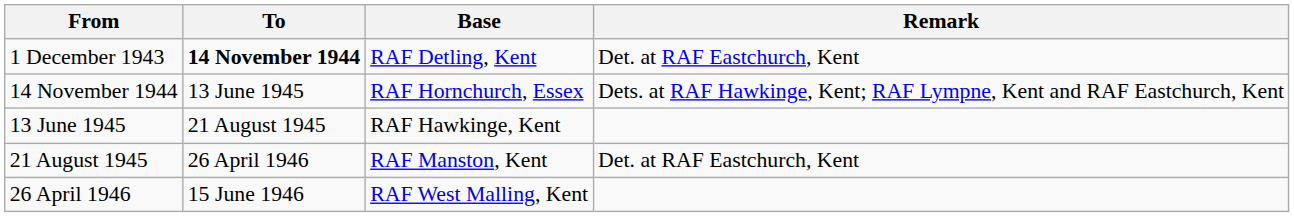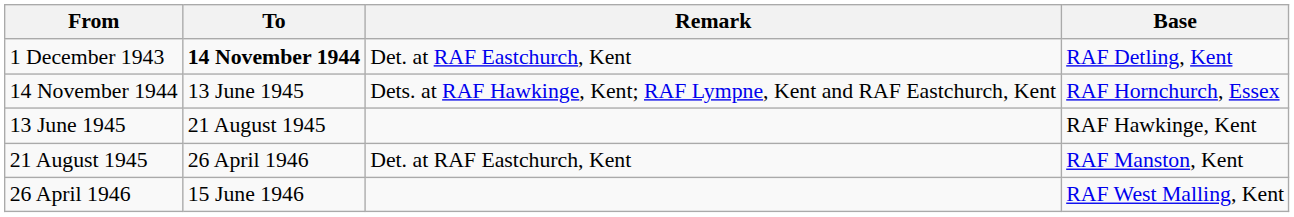columns swapped: (479, 21) <-> (941, 21)
